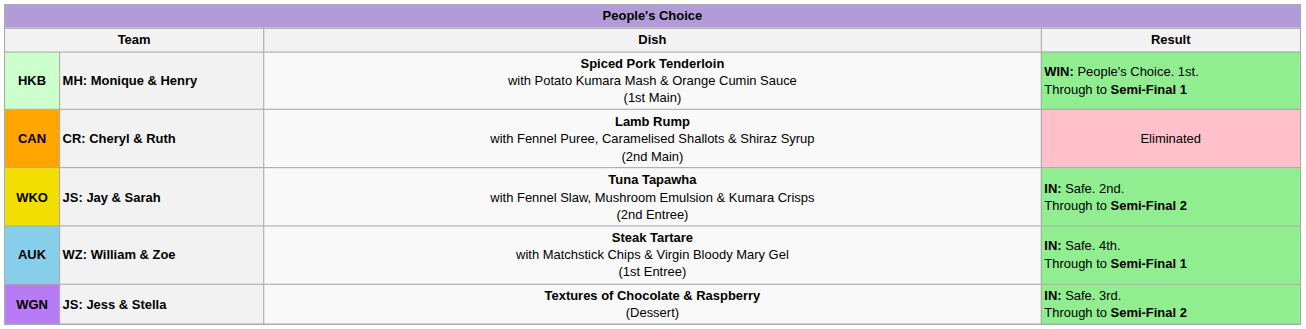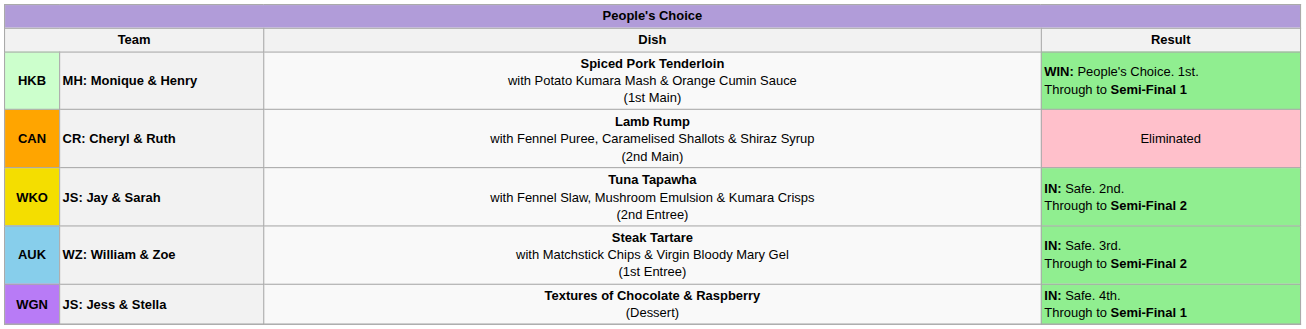(1116, 255) IN: Safe. 4th. Through to Semi-Final 1 -> (1116, 255) IN: Safe. 3rd. Through to Semi-Final 2
(1116, 304) IN: Safe. 3rd. Through to Semi-Final 2 -> (1116, 304) IN: Safe. 4th. Through to Semi-Final 1
